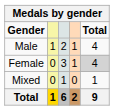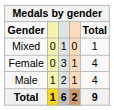rows swapped: (26, 47) <-> (26, 80)
(95, 64) lightgrey background -> (95, 64) no background
